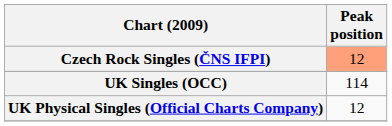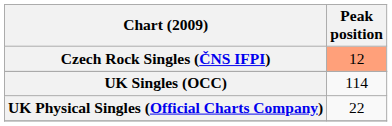(357, 108) 12 -> (357, 108) 22
